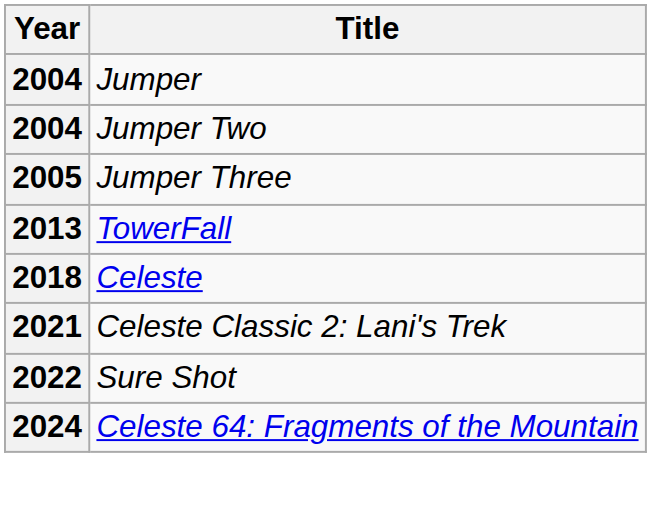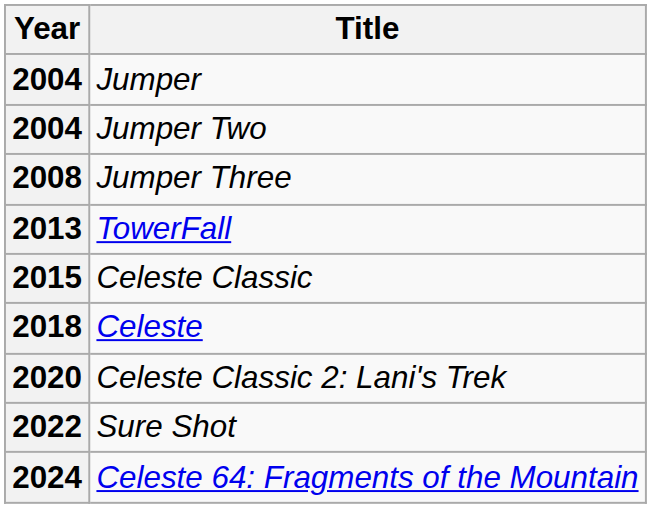(47, 178) 2005 -> (47, 178) 2008
+ row: (204, 278)
(47, 327) 2021 -> (47, 377) 2020
